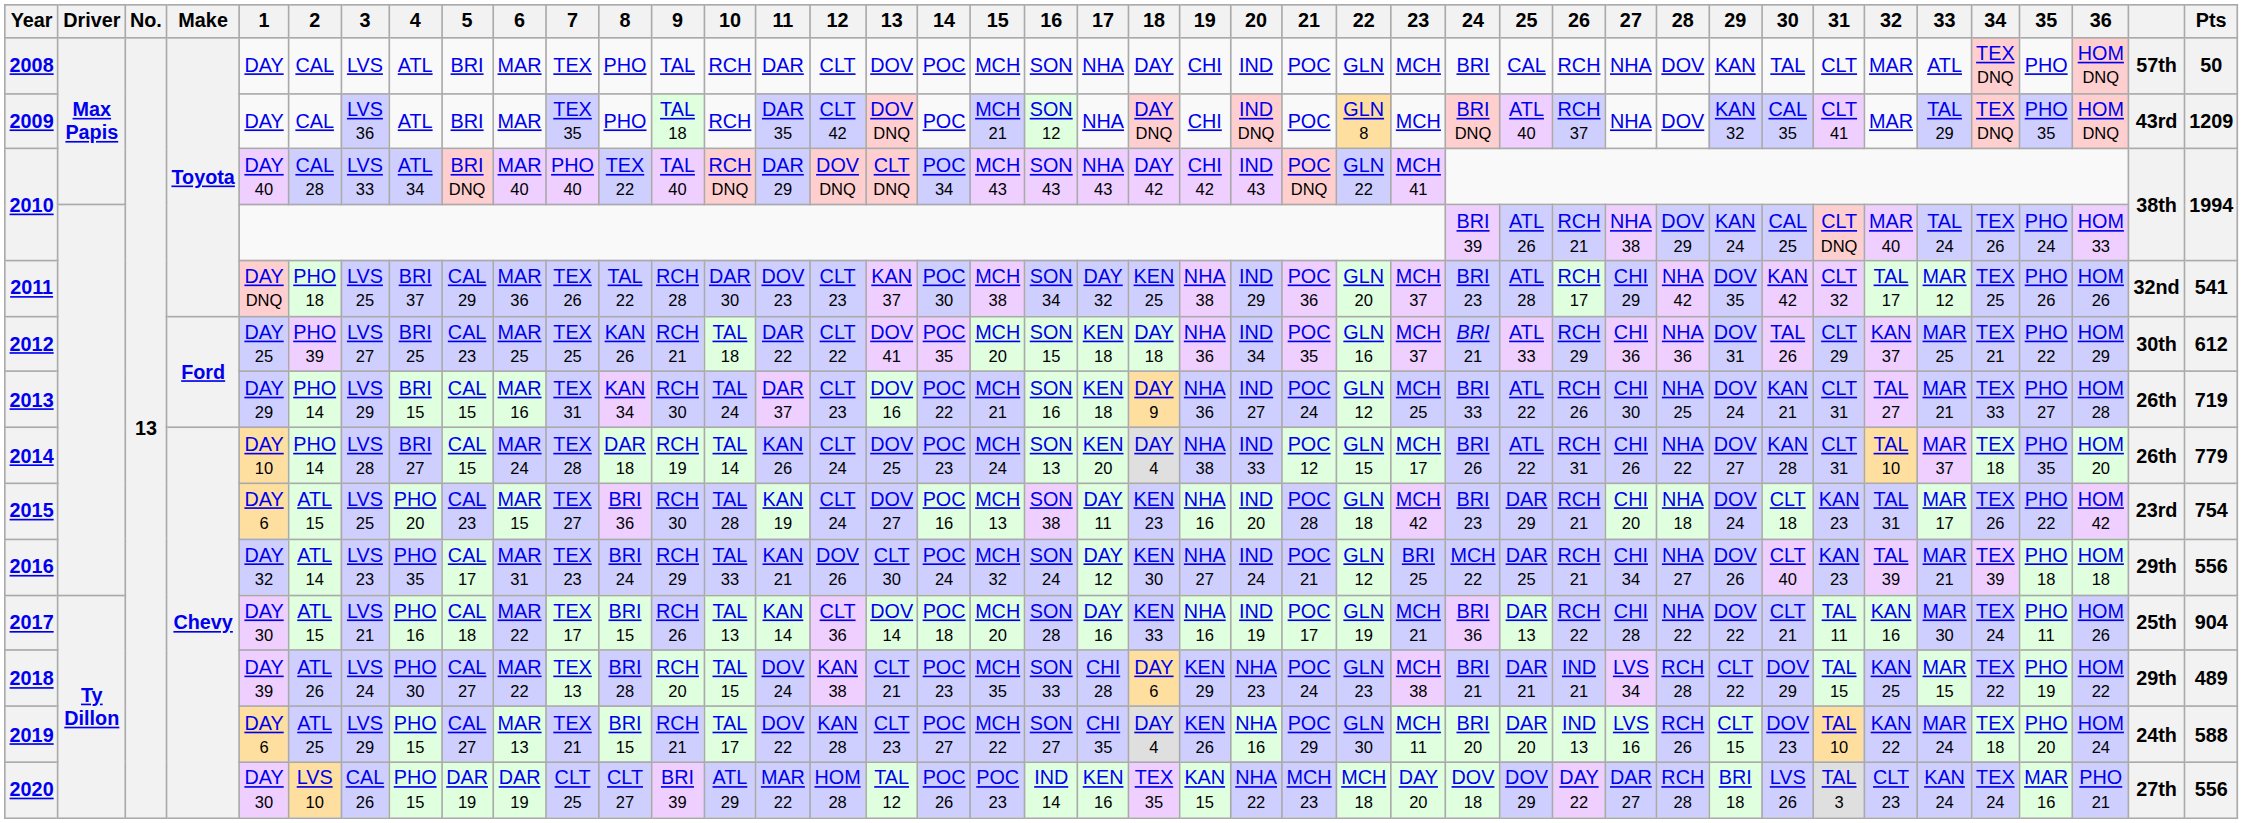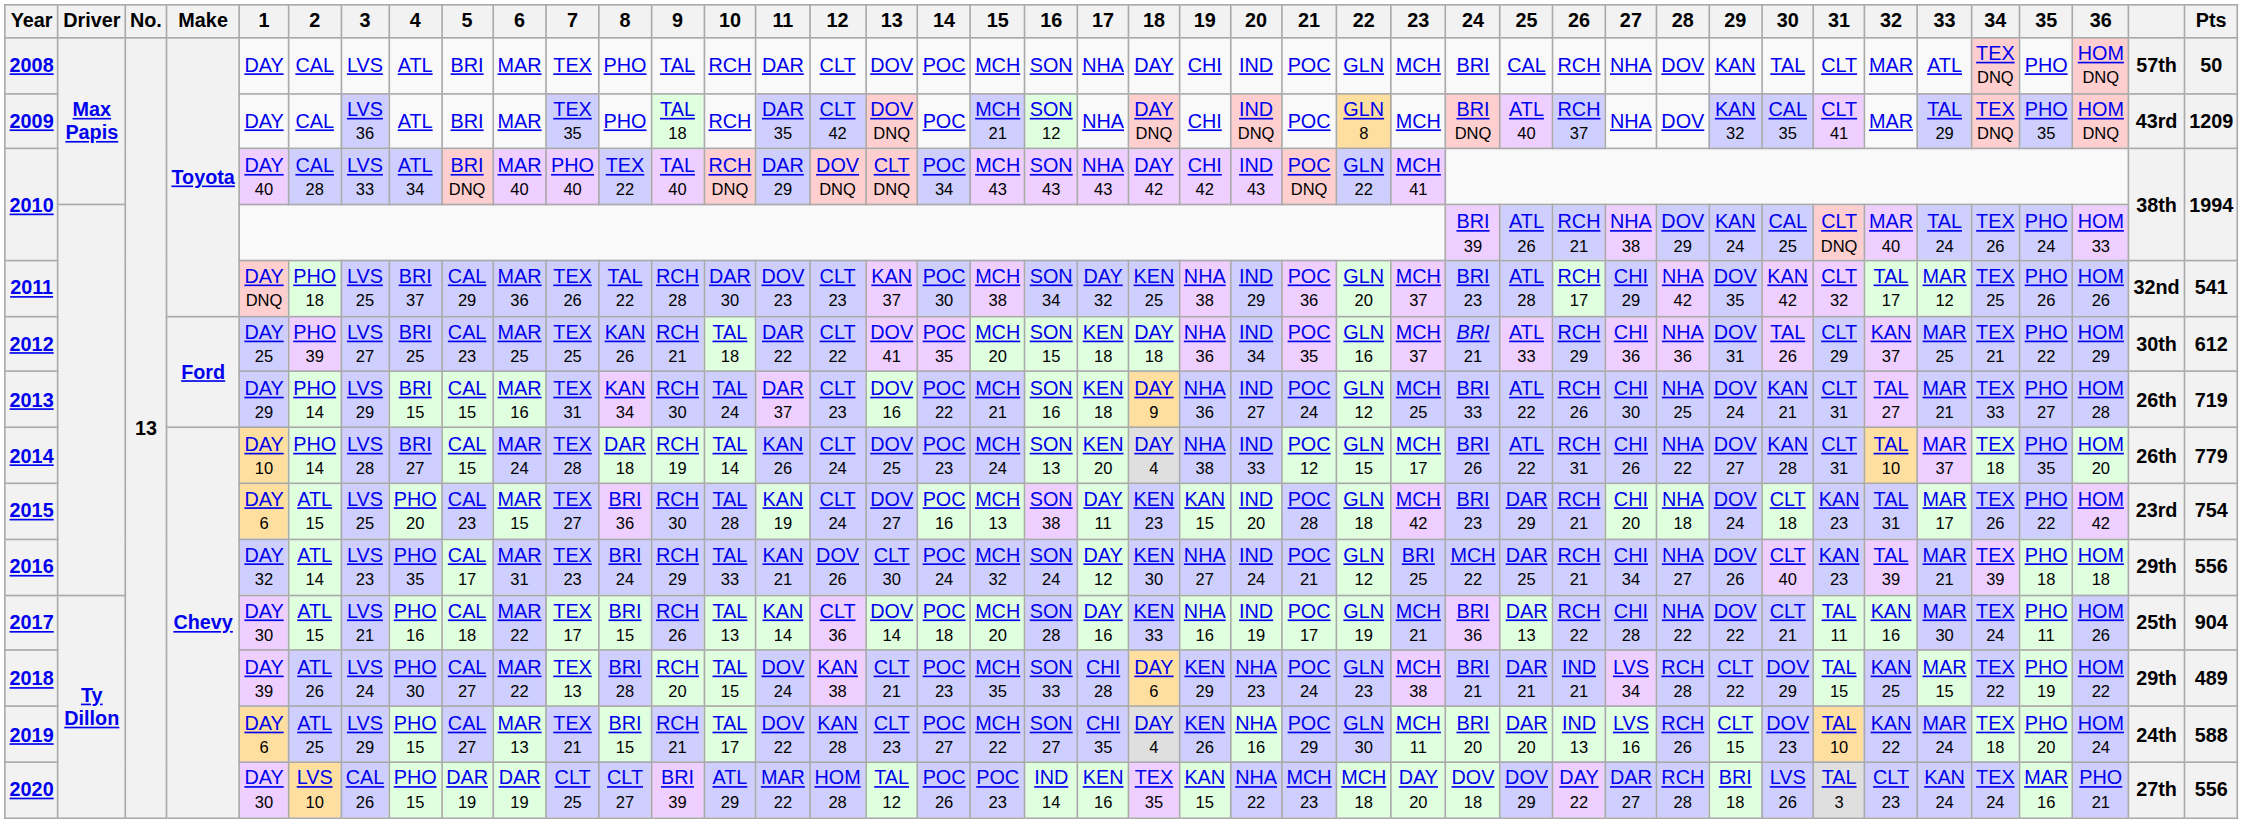(1205, 510) NHA 16 -> (1205, 510) KAN 15
